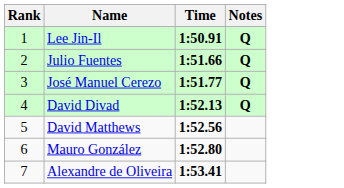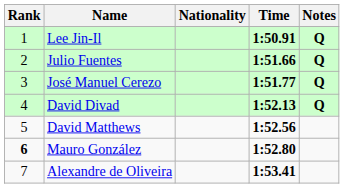+ column: (212, 15)
(24, 149) normal -> (24, 149) bold
